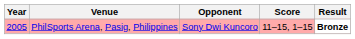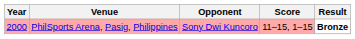(17, 27) 2005 -> (17, 27) 2000
